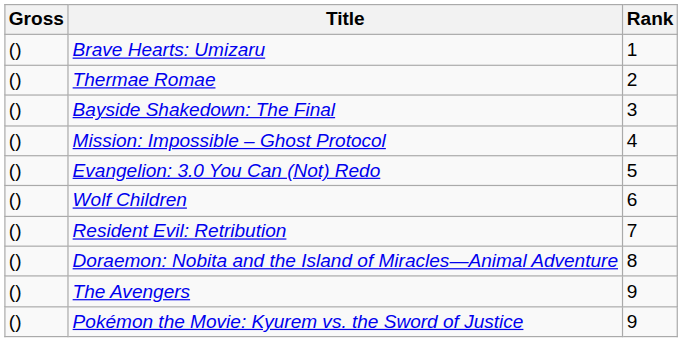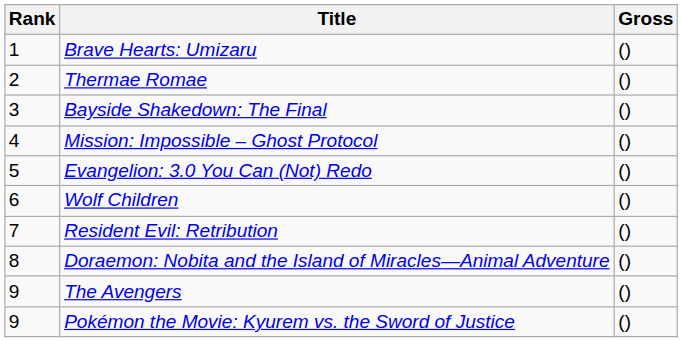columns swapped: (650, 19) <-> (36, 19)
